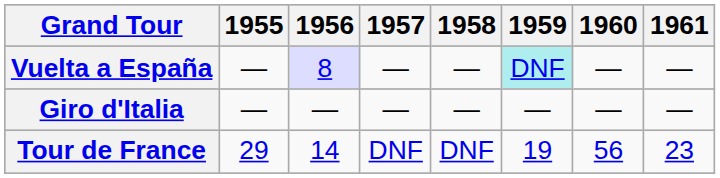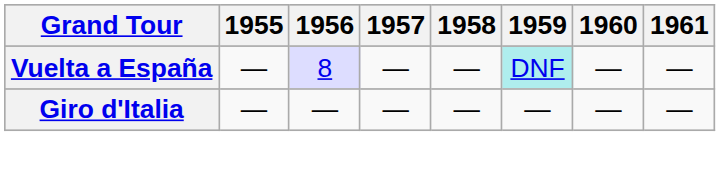- row: (112, 151)
